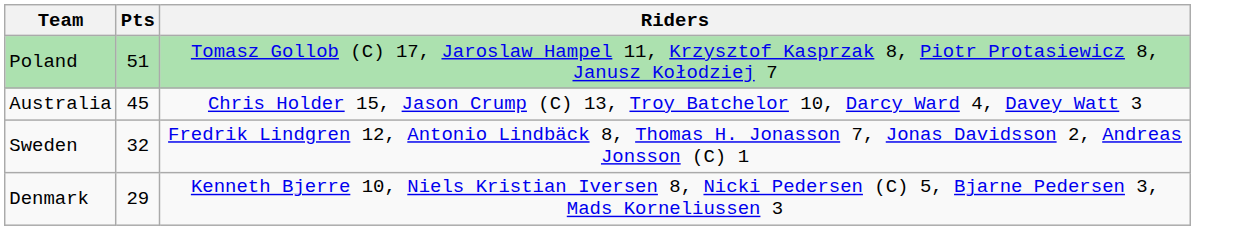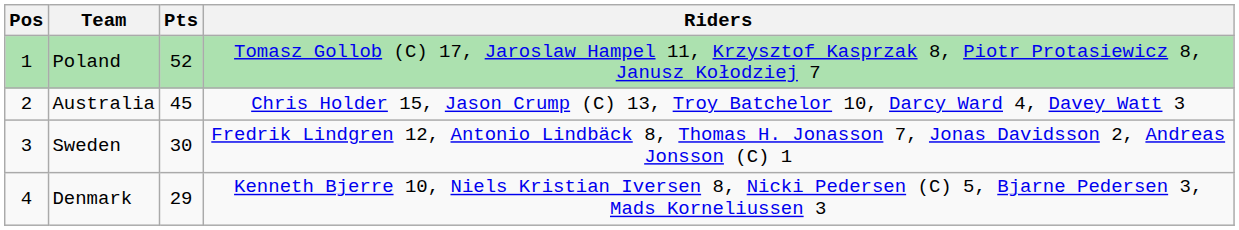+ column: (26, 20)
(138, 62) 51 -> (181, 62) 52
(138, 146) 32 -> (181, 146) 30
